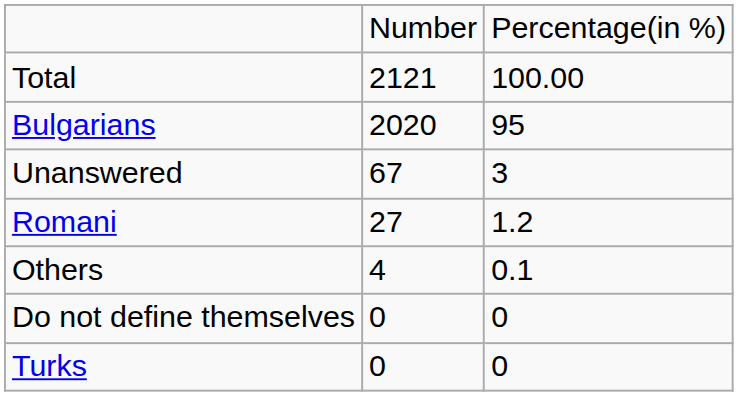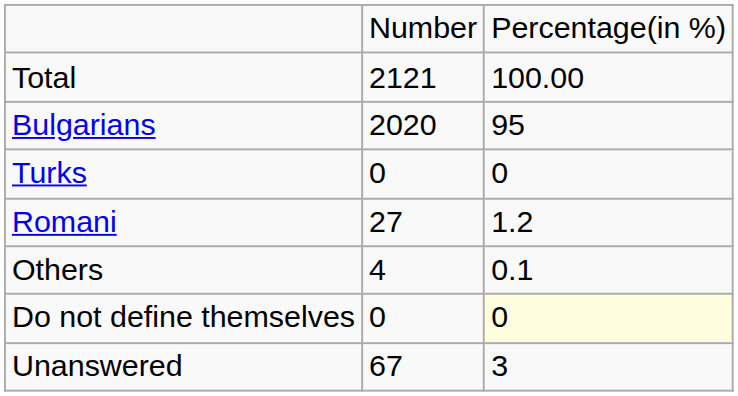rows swapped: (49, 366) <-> (97, 173)
(500, 317) no background -> (500, 317) lightyellow background
